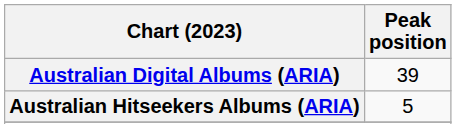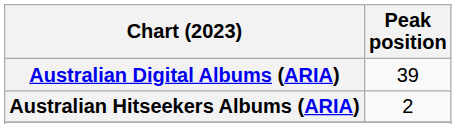(408, 106) 5 -> (408, 106) 2
